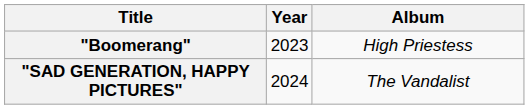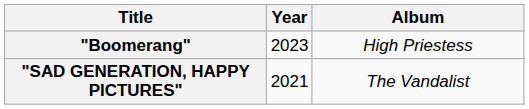(290, 81) 2024 -> (290, 81) 2021
